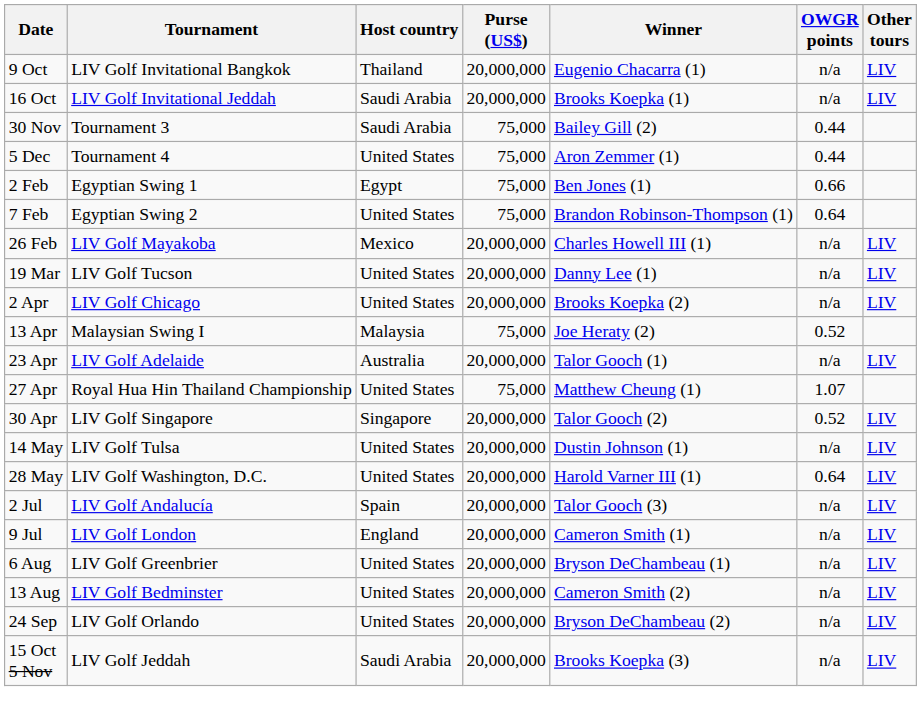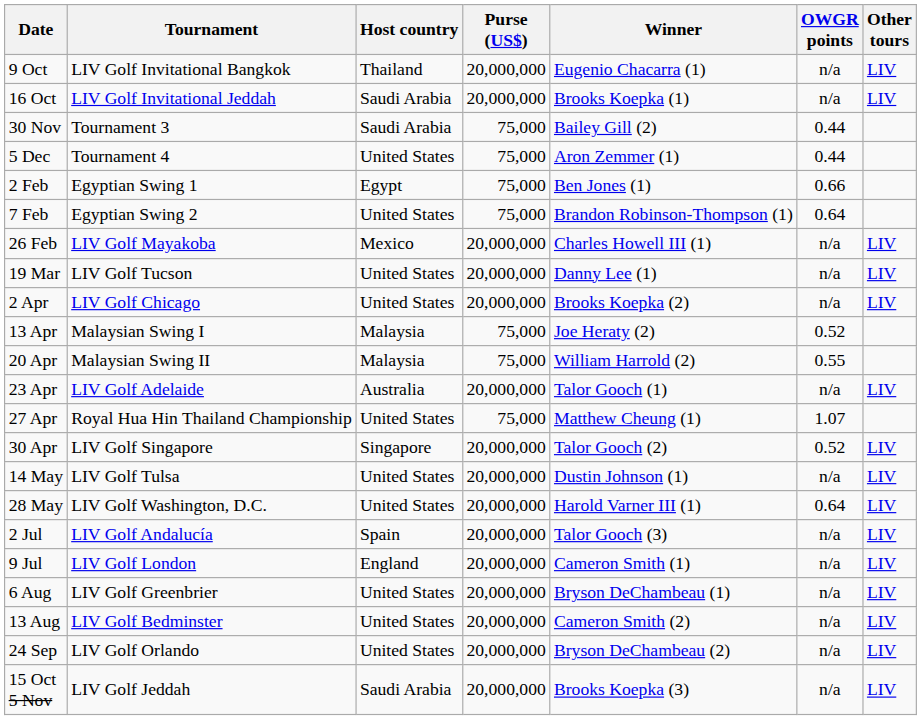+ row: (33, 359)
